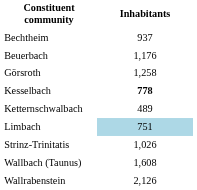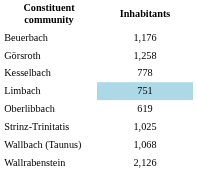- row: (26, 37)
(145, 91) bold -> (145, 73) normal
- row: (43, 109)
+ row: (30, 109)
(145, 145) 1,026 -> (145, 127) 1,025
(145, 163) 1,608 -> (145, 145) 1,068
